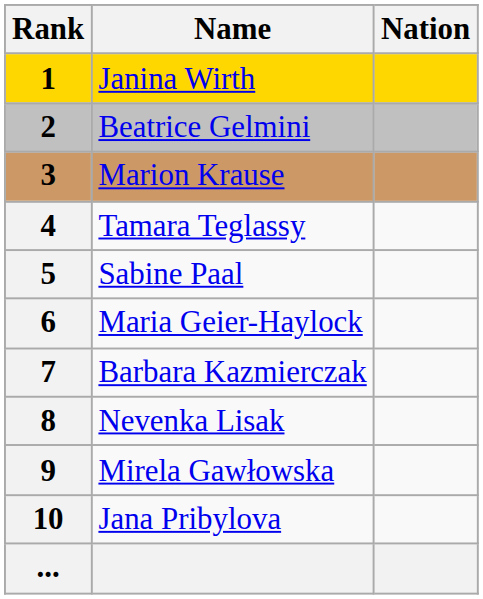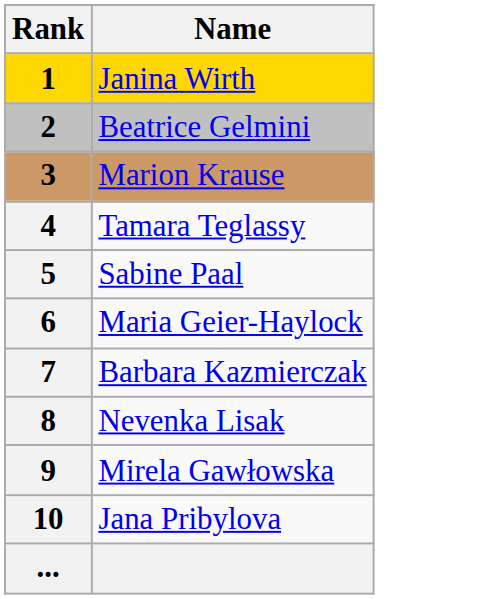- column: (426, 28)
